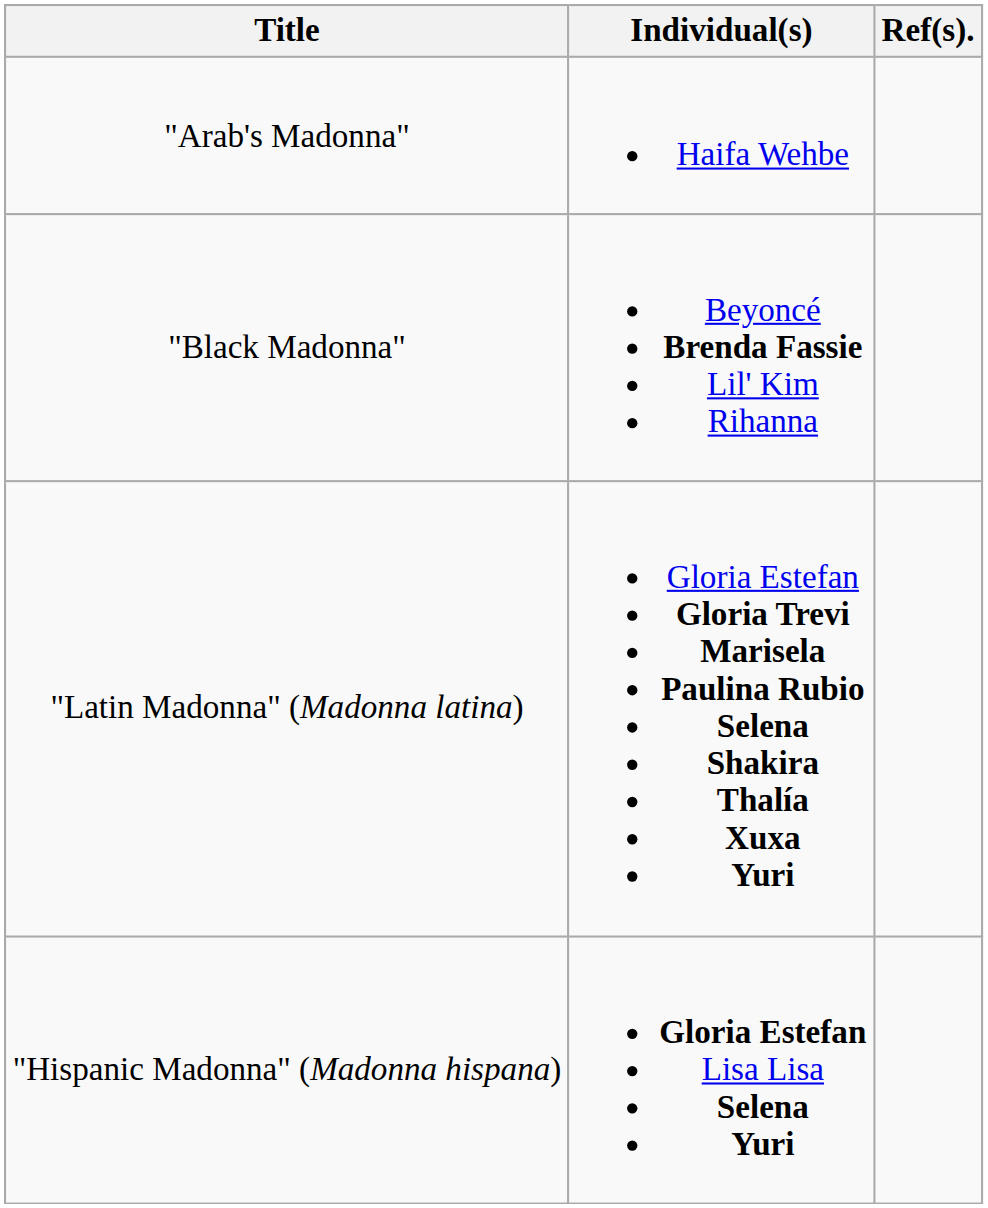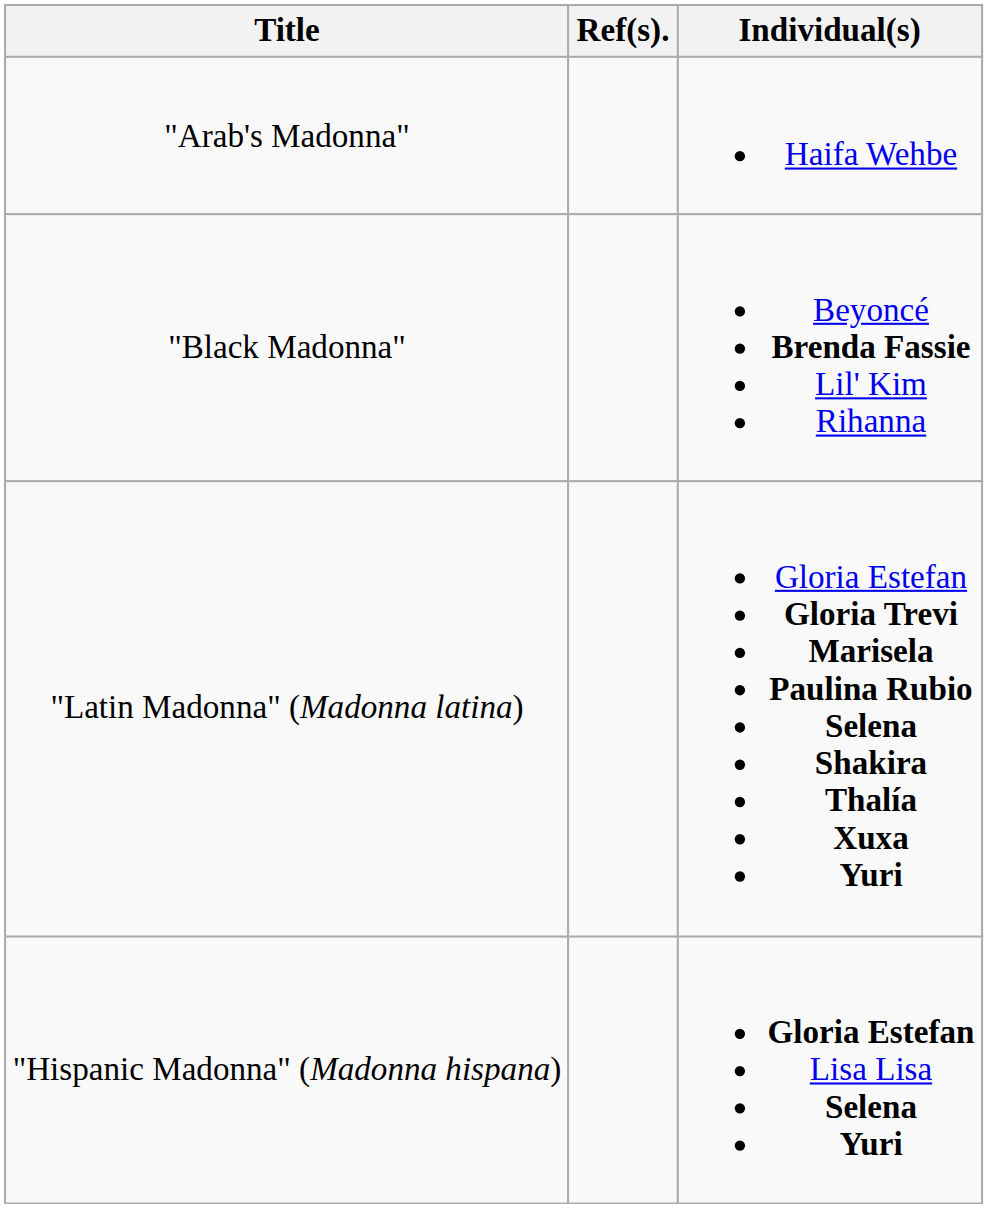columns swapped: (721, 30) <-> (928, 30)
